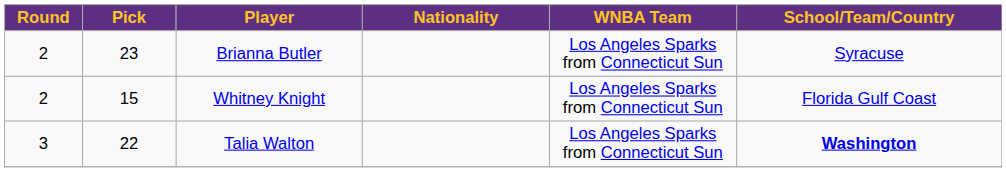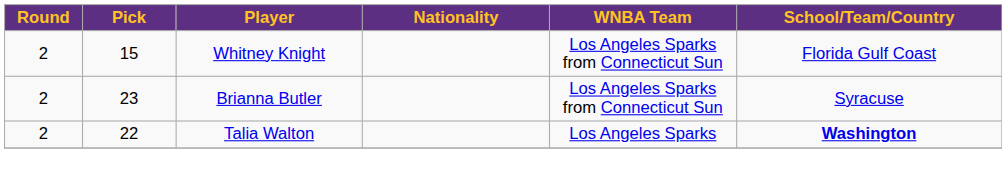rows swapped: (269, 98) <-> (269, 53)
(43, 143) 3 -> (43, 134) 2
(643, 143) Los Angeles Sparks from Connecticut Sun -> (643, 134) Los Angeles Sparks
